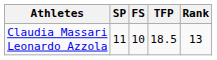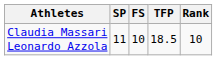(196, 39) 13 -> (196, 39) 10
